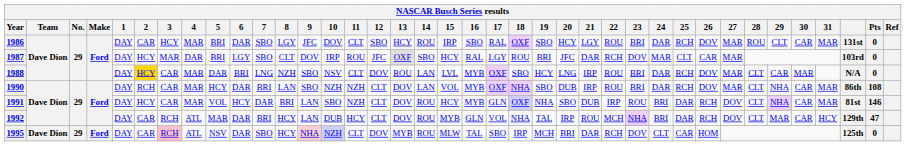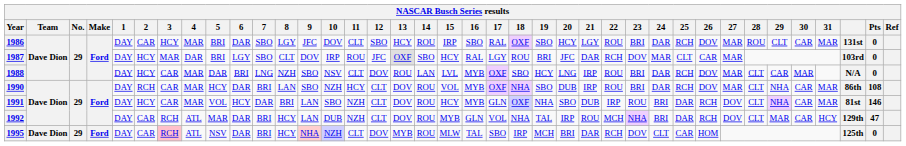(146, 72) gold background -> (146, 72) no background
(356, 87) NZH -> (356, 87) HCY
(426, 87) LAN -> (426, 87) ROU
(356, 118) HCY -> (356, 118) NZH
(264, 133) SBO -> (264, 133) BRI
